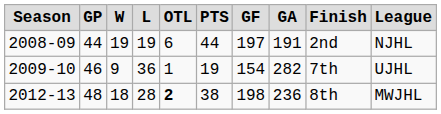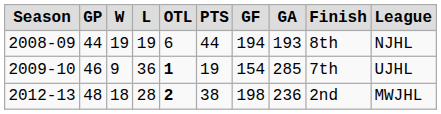(251, 44) 197 -> (251, 44) 194
(287, 44) 191 -> (287, 44) 193
(324, 44) 2nd -> (324, 44) 8th
(168, 70) normal -> (168, 70) bold
(287, 70) 282 -> (287, 70) 285
(324, 96) 8th -> (324, 96) 2nd
